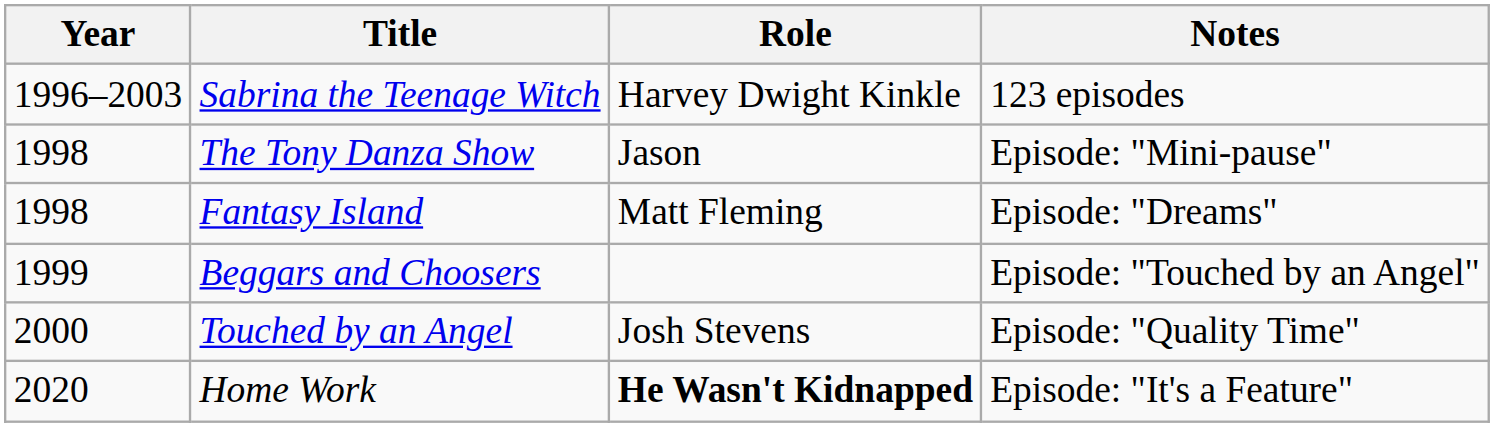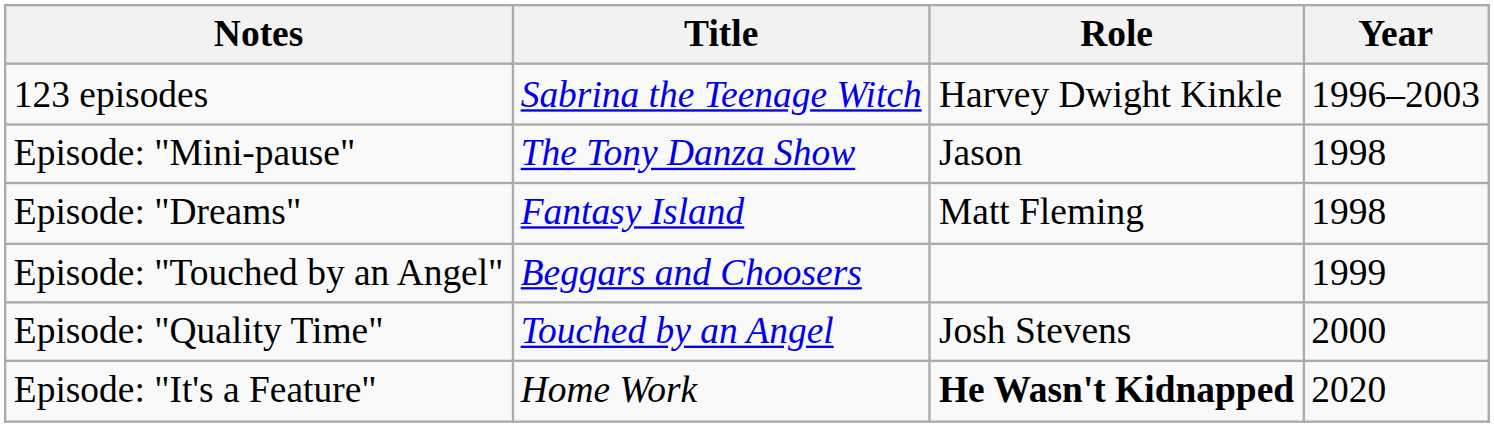columns swapped: (98, 34) <-> (1235, 34)
